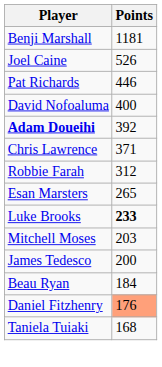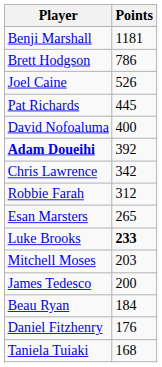+ row: (49, 60)
(126, 82) 446 -> (126, 104) 445
(126, 149) 371 -> (126, 171) 342
(126, 305) lightsalmon background -> (126, 328) no background
